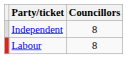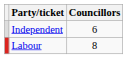(95, 29) 8 -> (95, 29) 6
